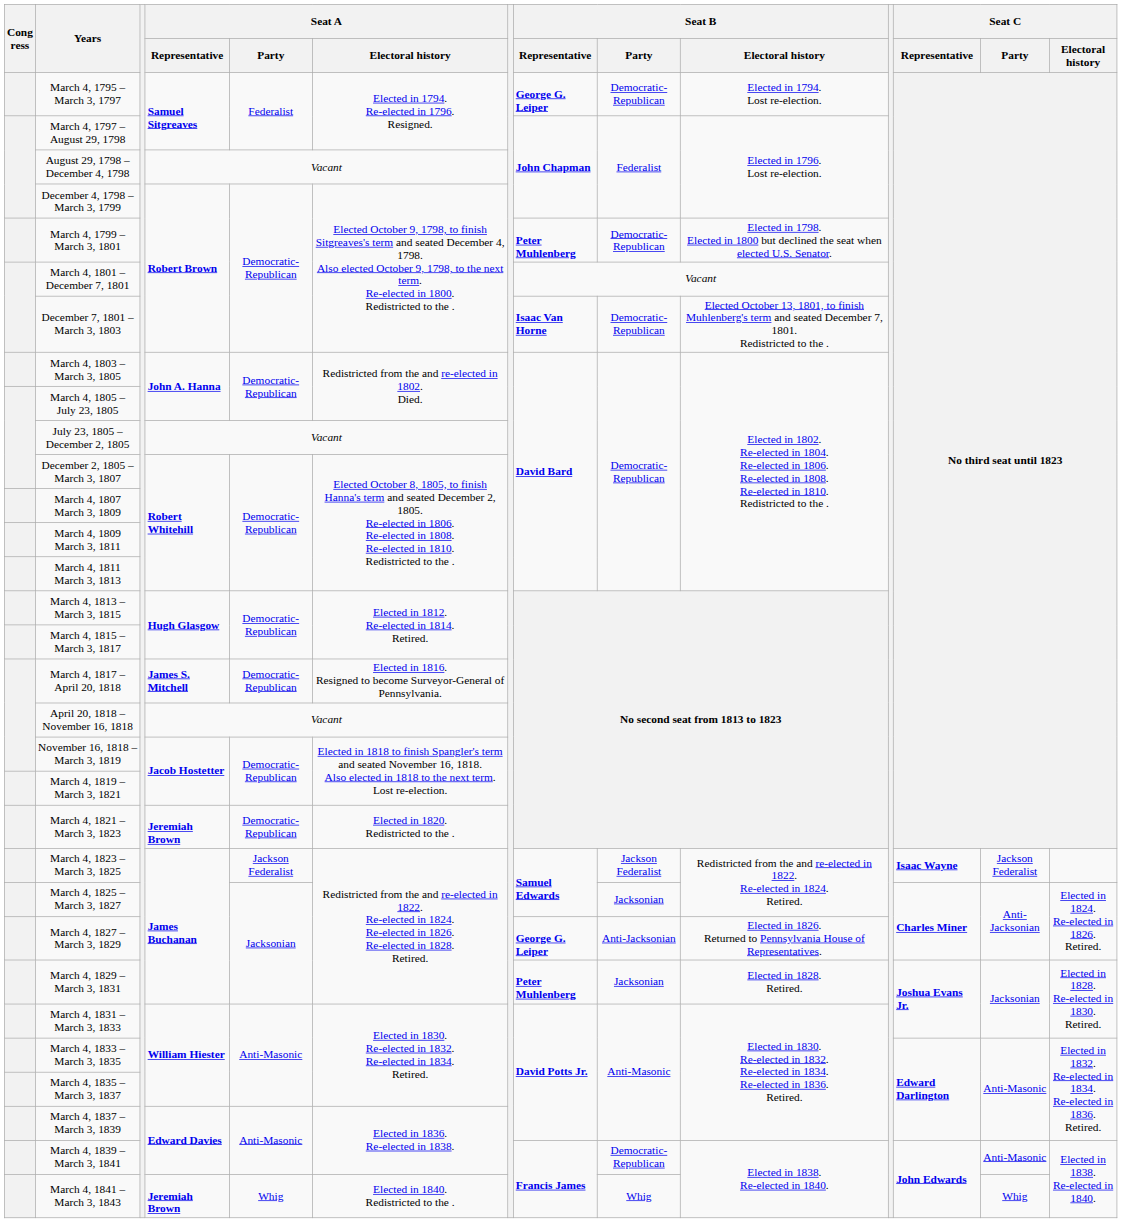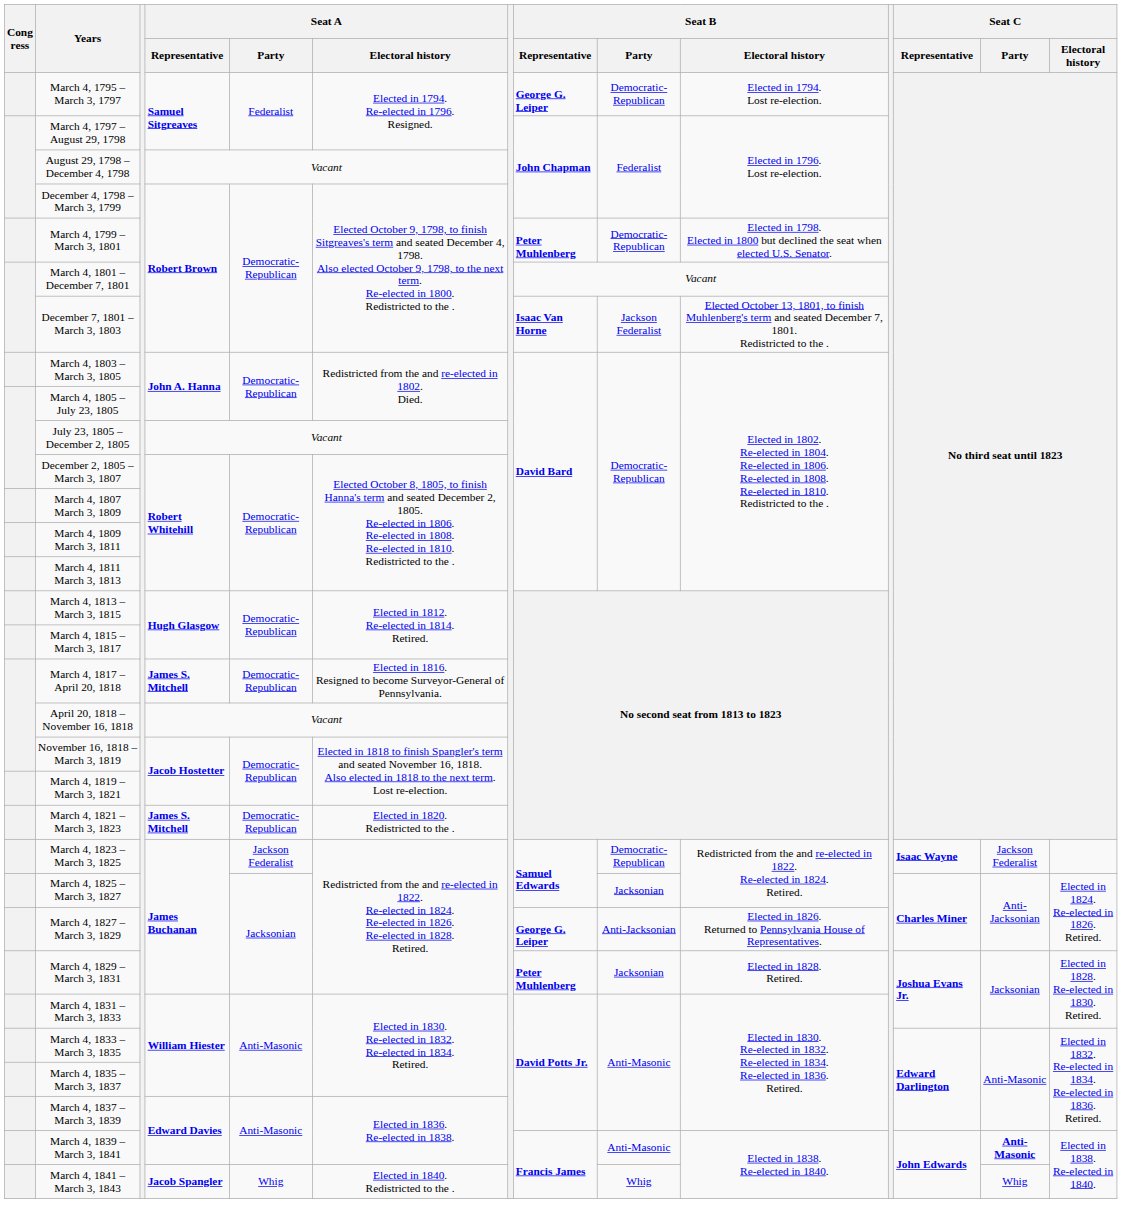(639, 324) Democratic-Republican -> (639, 324) Jackson Federalist
(170, 833) Jeremiah Brown -> (169, 822) James S. Mitchell
(639, 865) Jackson Federalist -> (639, 856) Democratic-Republican
(639, 1157) Democratic-Republican -> (639, 1147) Anti-Masonic
(1015, 1157) normal -> (1015, 1147) bold
(170, 1202) Jeremiah Brown -> (185, 1181) Jacob Spangler
